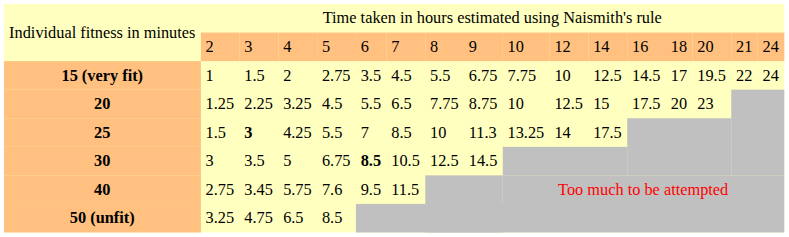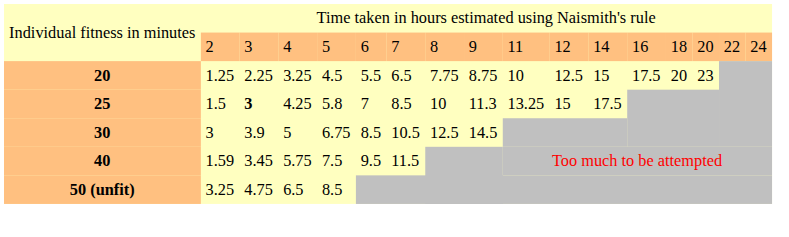(516, 46) 10 -> (515, 46) 11
(744, 46) 21 -> (732, 46) 22
- row: (102, 75)
(332, 132) 5.5 -> (332, 103) 5.8
(563, 132) 14 -> (563, 103) 15
(255, 161) 3.5 -> (255, 132) 3.9
(371, 161) bold -> (371, 132) normal
(220, 189) 2.75 -> (220, 161) 1.59
(332, 189) 7.6 -> (332, 161) 7.5
